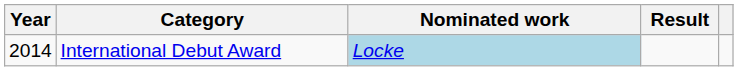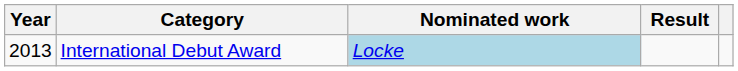(30, 50) 2014 -> (30, 50) 2013
